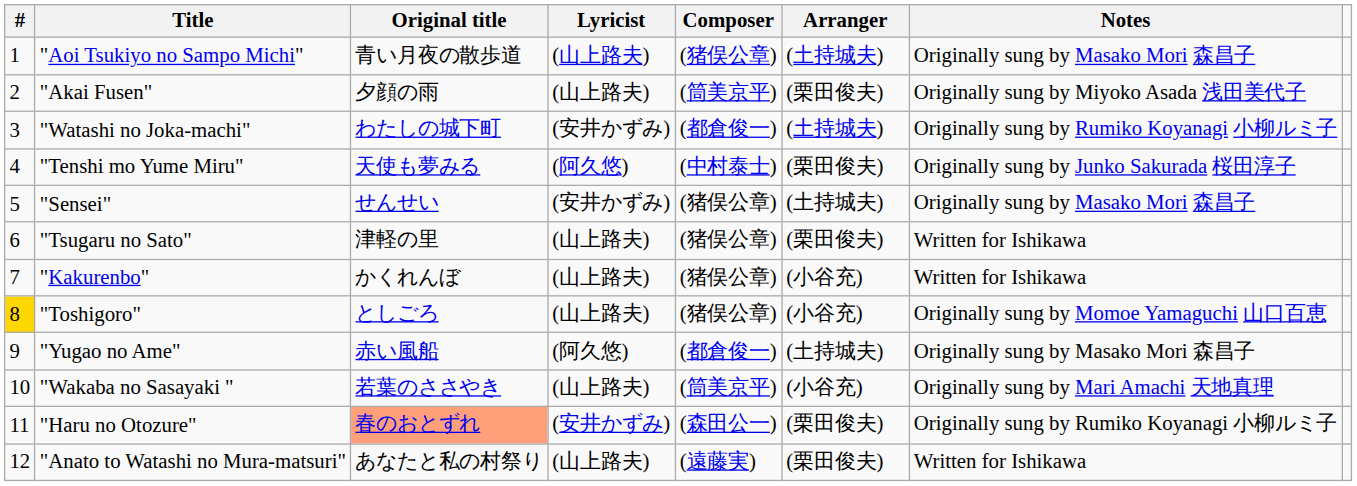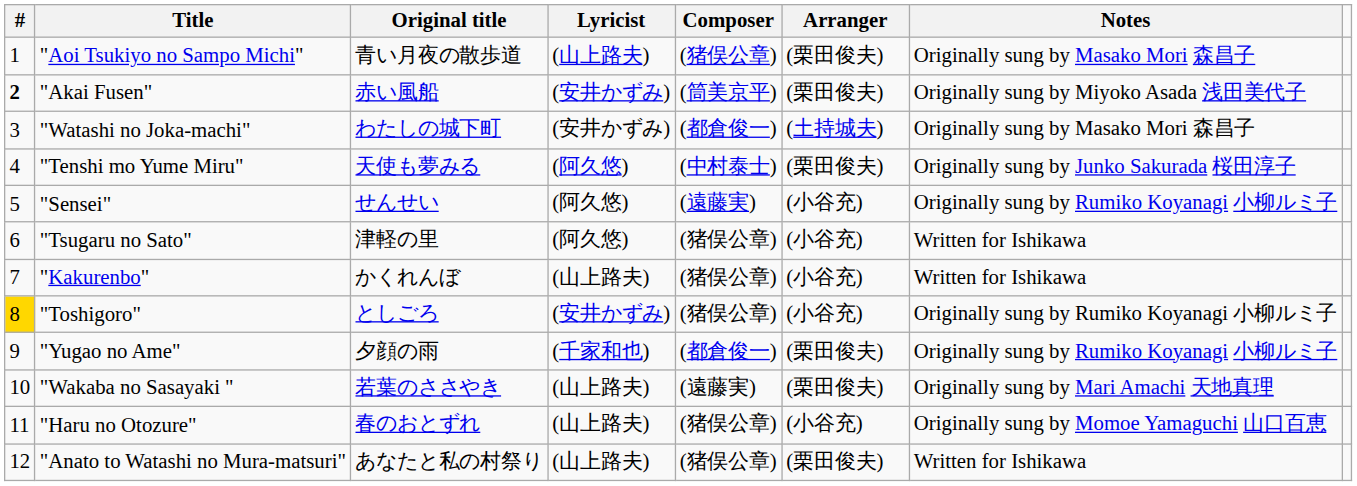(835, 55) (土持城夫) -> (835, 55) (栗田俊夫)
(15, 92) normal -> (15, 92) bold
(397, 92) 夕顔の雨 -> (397, 92) 赤い風船
(601, 92) (山上路夫) -> (611, 92) (安井かずみ)
(1126, 129) Originally sung by Rumiko Koyanagi 小柳ルミ子 -> (1085, 129) Originally sung by Masako Mori 森昌子
(611, 202) (安井かずみ) -> (590, 202) (阿久悠)
(728, 202) (猪俣公章) -> (718, 202) (遠藤実)
(835, 202) (土持城夫) -> (824, 202) (小谷充)
(1085, 202) Originally sung by Masako Mori 森昌子 -> (1126, 202) Originally sung by Rumiko Koyanagi 小柳ルミ子
(601, 239) (山上路夫) -> (590, 239) (阿久悠)
(835, 239) (栗田俊夫) -> (824, 239) (小谷充)
(601, 313) (山上路夫) -> (611, 313) (安井かずみ)
(1120, 313) Originally sung by Momoe Yamaguchi 山口百恵 -> (1126, 313) Originally sung by Rumiko Koyanagi 小柳ルミ子
(397, 350) 赤い風船 -> (397, 350) 夕顔の雨
(590, 350) (阿久悠) -> (601, 350) (千家和也)
(835, 350) (土持城夫) -> (835, 350) (栗田俊夫)
(1085, 350) Originally sung by Masako Mori 森昌子 -> (1126, 350) Originally sung by Rumiko Koyanagi 小柳ルミ子
(728, 387) (筒美京平) -> (718, 387) (遠藤実)
(824, 387) (小谷充) -> (835, 387) (栗田俊夫)
(418, 424) lightsalmon background -> (418, 424) no background
(611, 424) (安井かずみ) -> (601, 424) (山上路夫)
(728, 424) (森田公一) -> (728, 424) (猪俣公章)
(835, 424) (栗田俊夫) -> (824, 424) (小谷充)
(1126, 424) Originally sung by Rumiko Koyanagi 小柳ルミ子 -> (1120, 424) Originally sung by Momoe Yamaguchi 山口百恵
(718, 461) (遠藤実) -> (728, 461) (猪俣公章)
